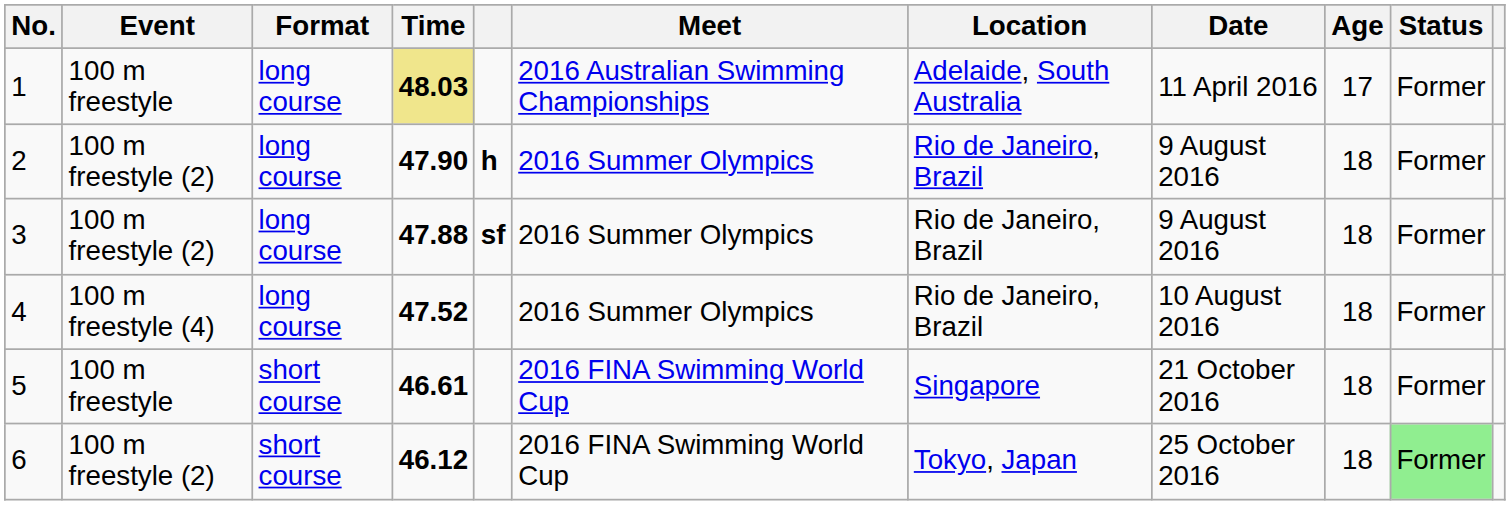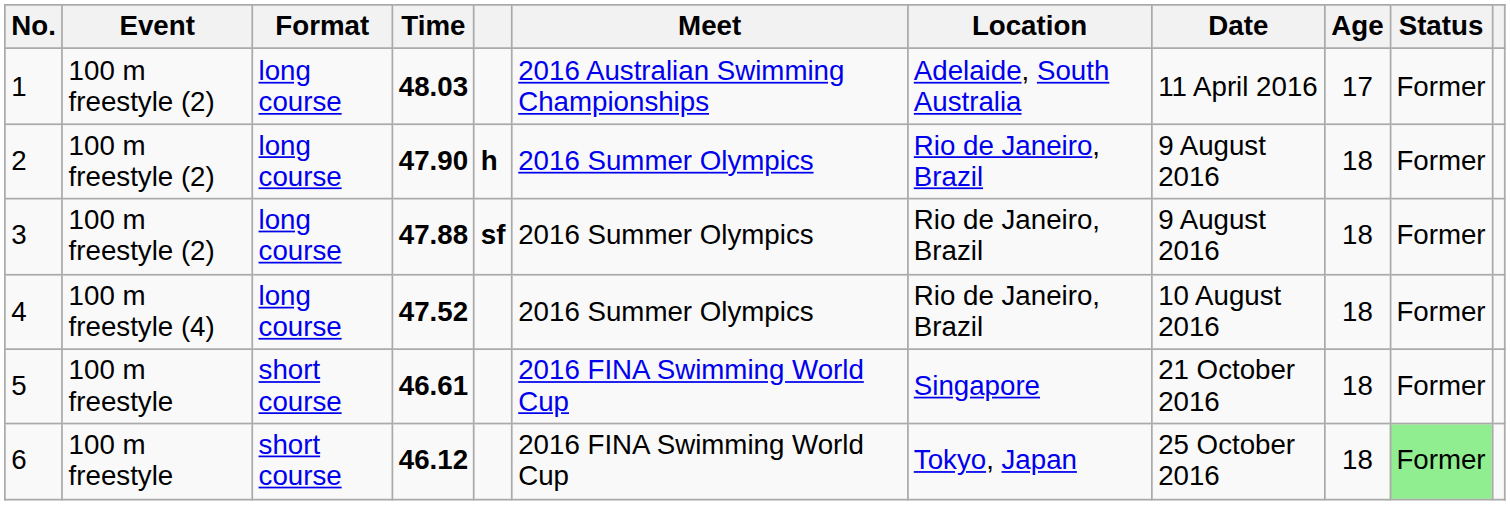(121, 85) 100 m freestyle -> (142, 85) 100 m freestyle (2)
(433, 85) khaki background -> (433, 85) no background
(142, 461) 100 m freestyle (2) -> (121, 461) 100 m freestyle
